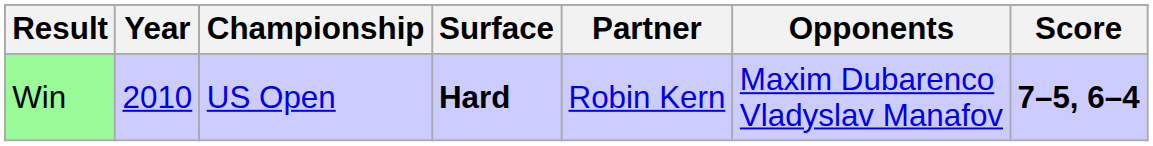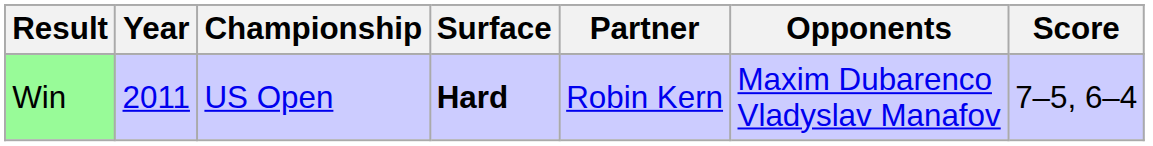(157, 96) 2010 -> (156, 96) 2011
(1079, 96) bold -> (1076, 96) normal
